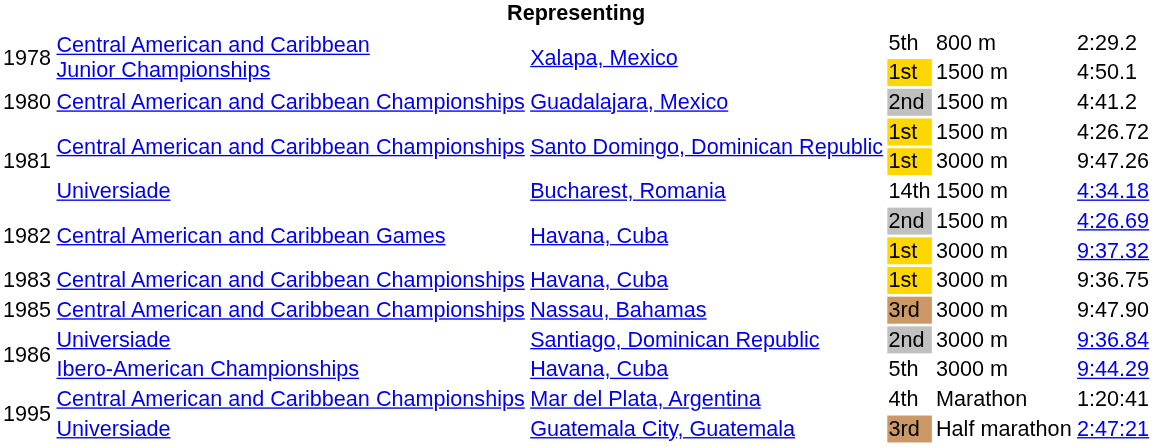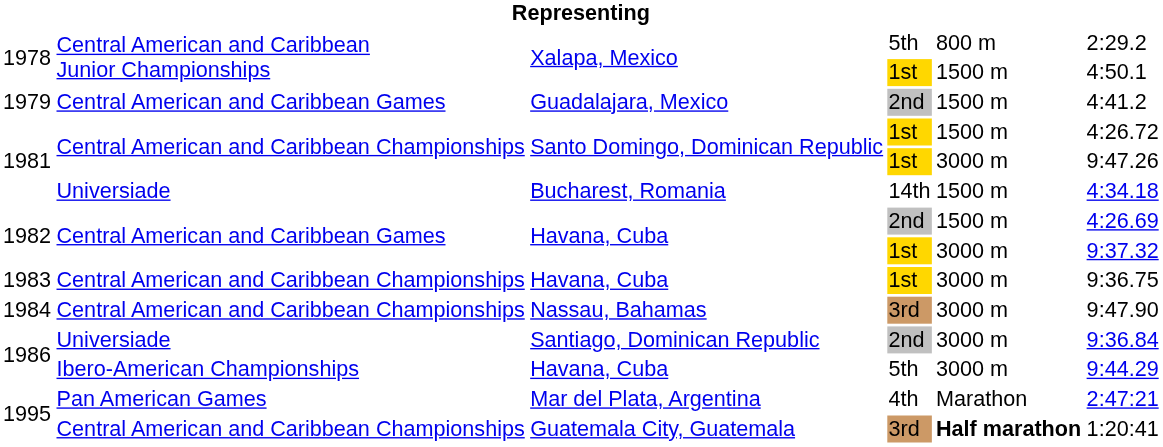(27, 102) 1980 -> (27, 102) 1979
(291, 102) Central American and Caribbean Championships -> (251, 102) Central American and Caribbean Games
(27, 310) 1985 -> (27, 310) 1984
(291, 399) Central American and Caribbean Championships -> (162, 399) Pan American Games
(1113, 399) 1:20:41 -> (1123, 399) 2:47:21
(114, 428) Universiade -> (291, 428) Central American and Caribbean Championships
(1004, 428) normal -> (1009, 428) bold
(1113, 428) 2:47:21 -> (1123, 428) 1:20:41
